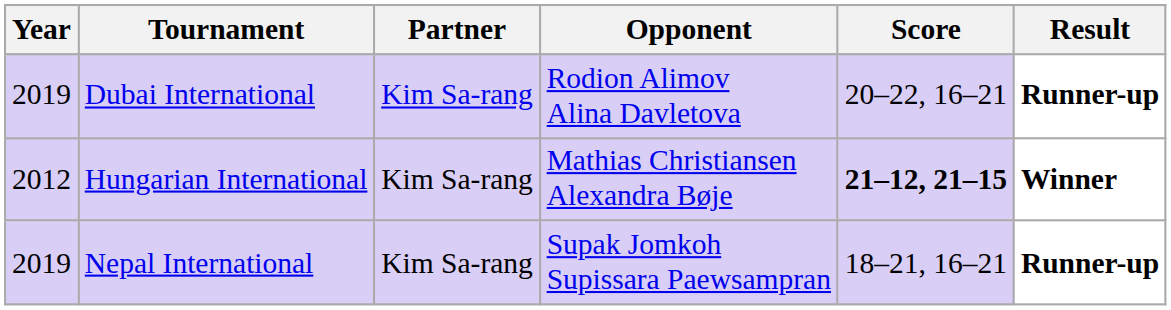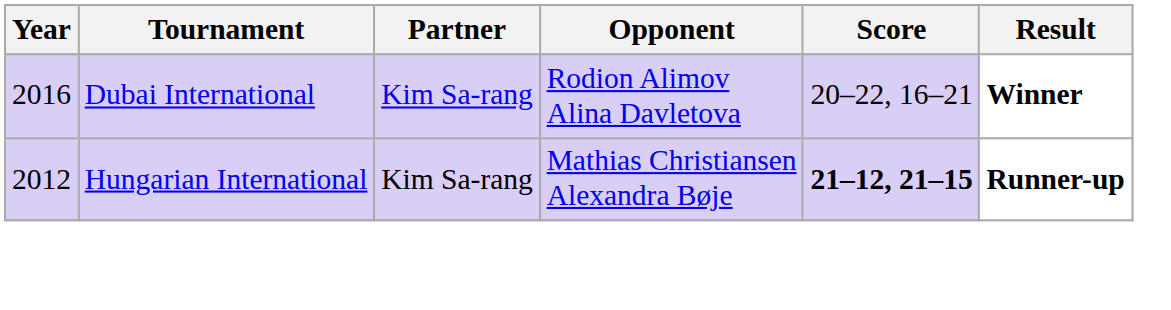(41, 95) 2019 -> (41, 95) 2016
(1090, 95) Runner-up -> (1035, 95) Winner
(1069, 178) Winner -> (1056, 178) Runner-up
- row: (199, 262)
